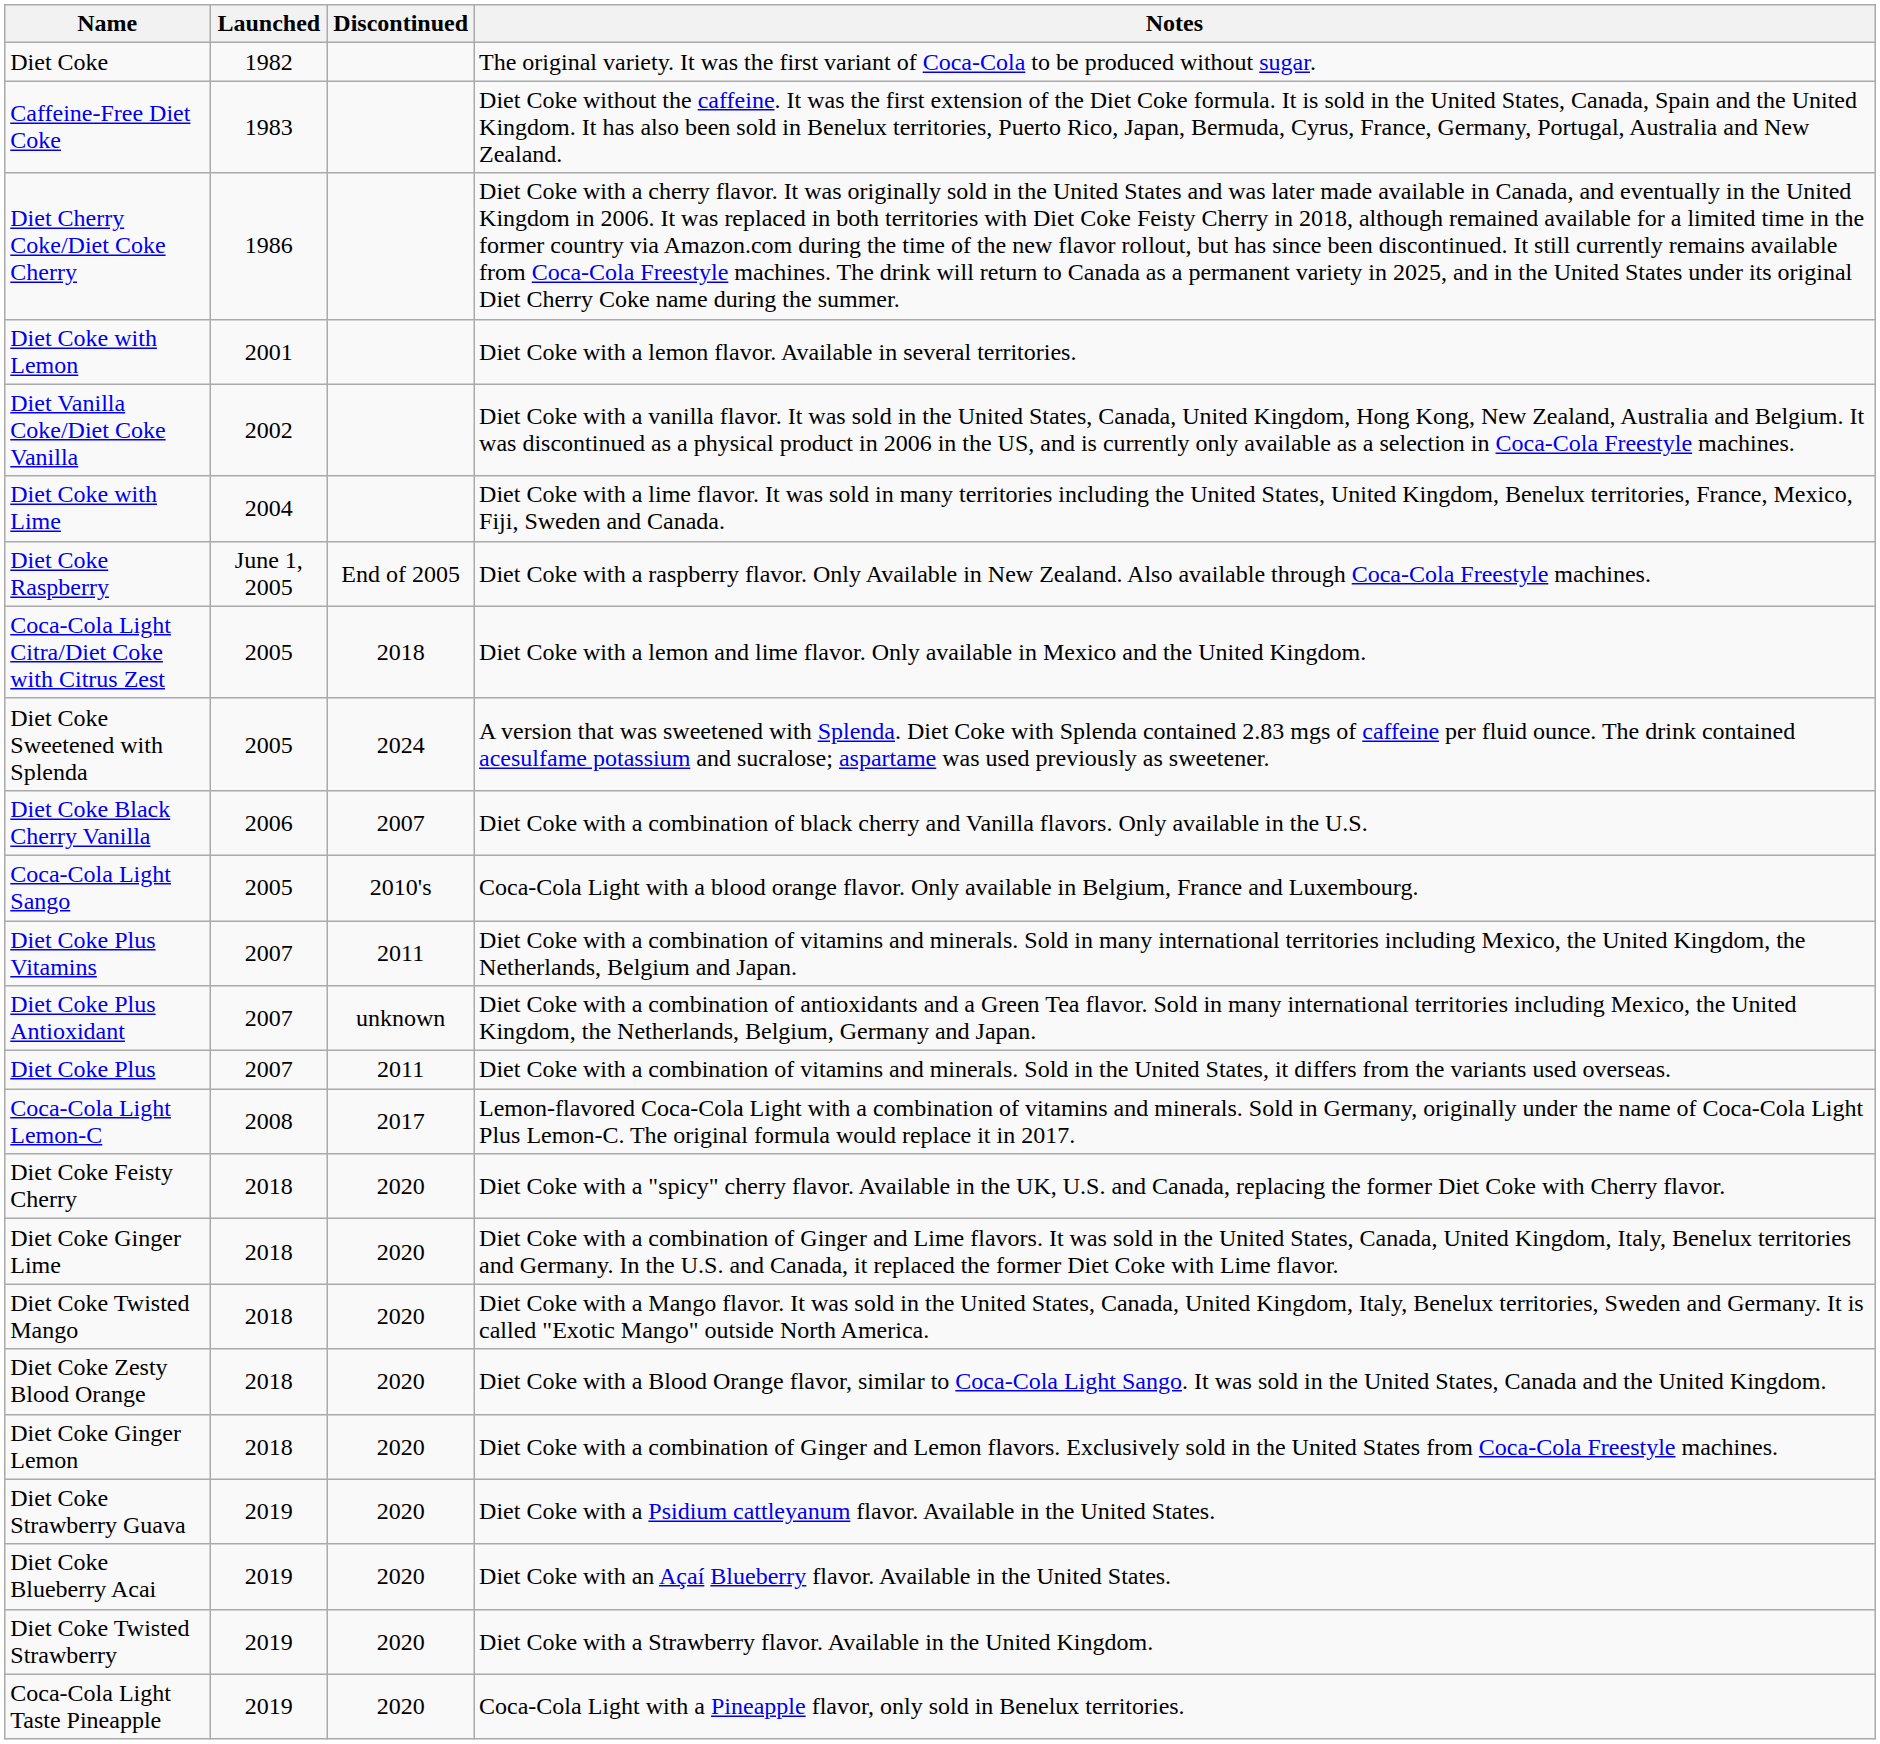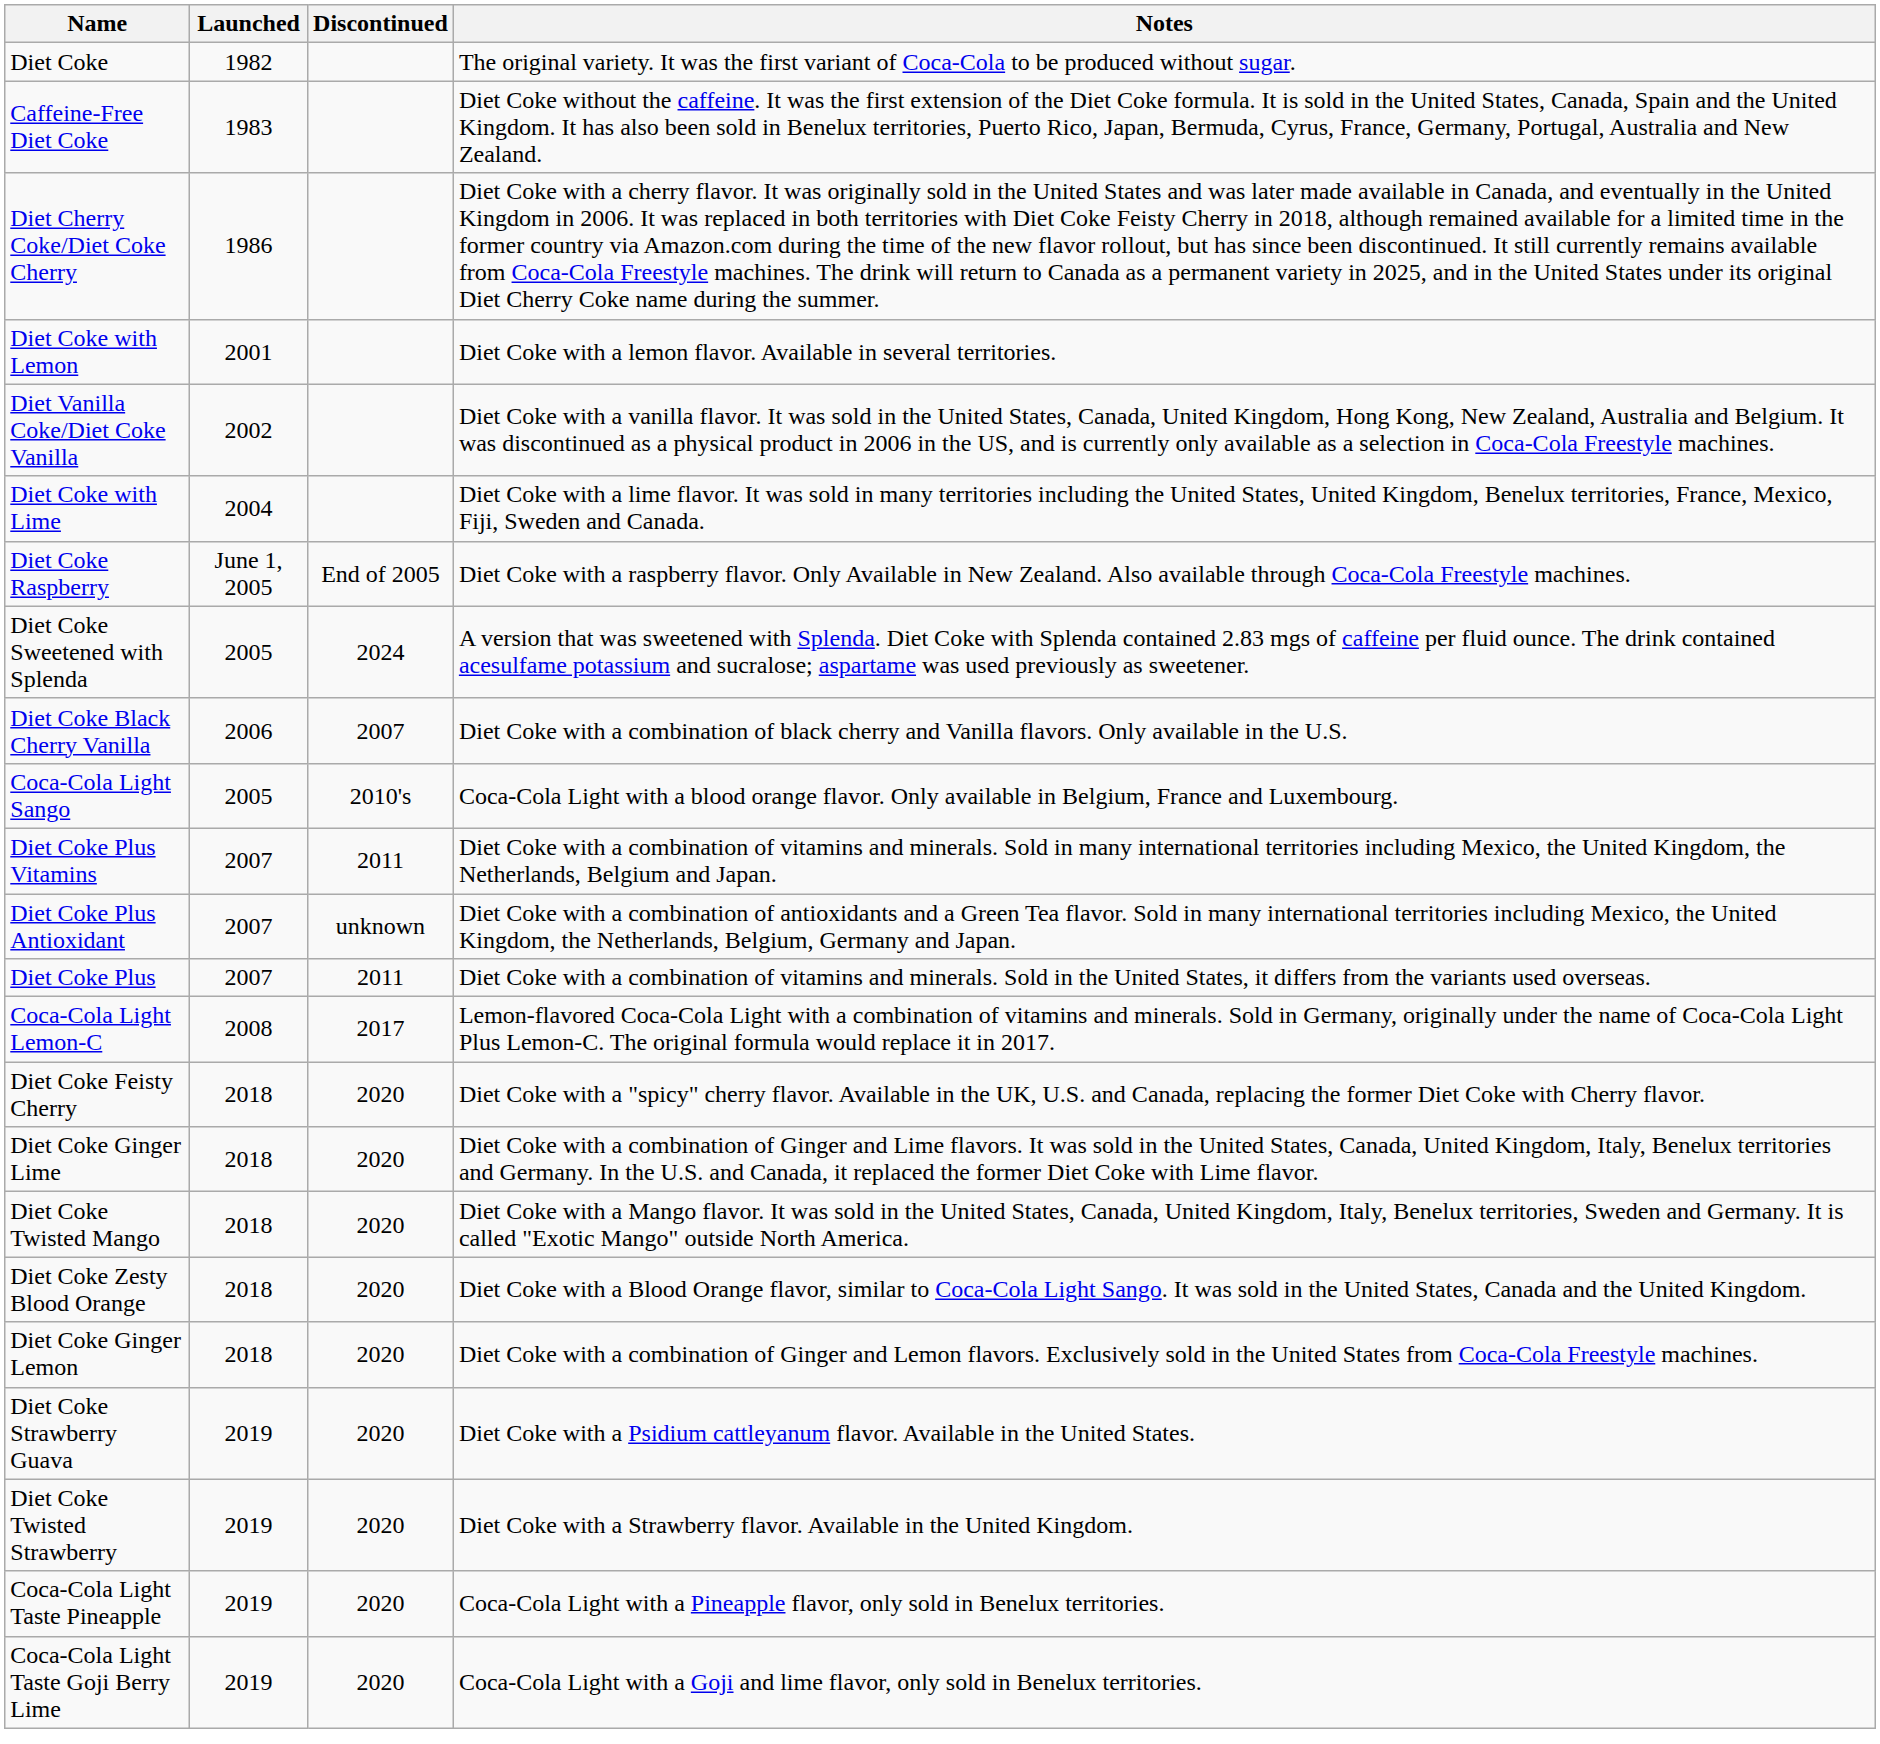- row: (91, 652)
- row: (83, 1576)
+ row: (91, 1681)
